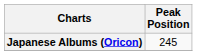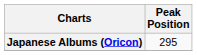(168, 42) 245 -> (168, 42) 295
